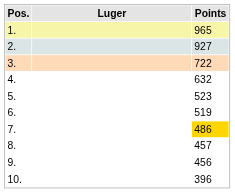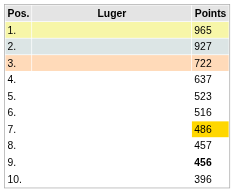(203, 80) 632 -> (203, 80) 637
(203, 113) 519 -> (203, 113) 516
(203, 162) normal -> (203, 162) bold
